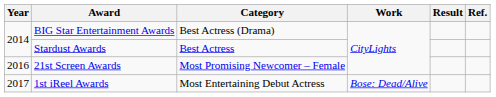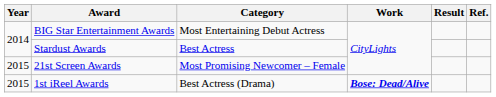(227, 30) Best Actress (Drama) -> (252, 30) Most Entertaining Debut Actress
(18, 65) 2016 -> (18, 65) 2015
(18, 83) 2017 -> (18, 83) 2015
(252, 83) Most Entertaining Debut Actress -> (227, 83) Best Actress (Drama)
(389, 83) normal -> (390, 83) bold
